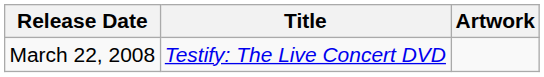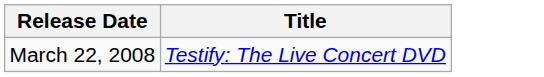- column: (495, 21)
